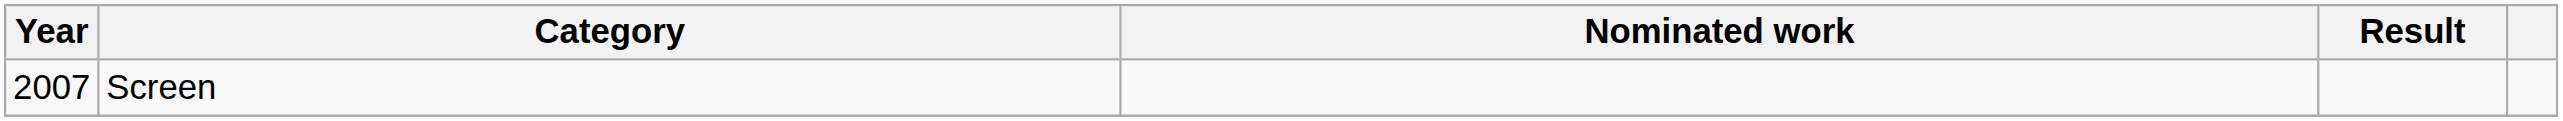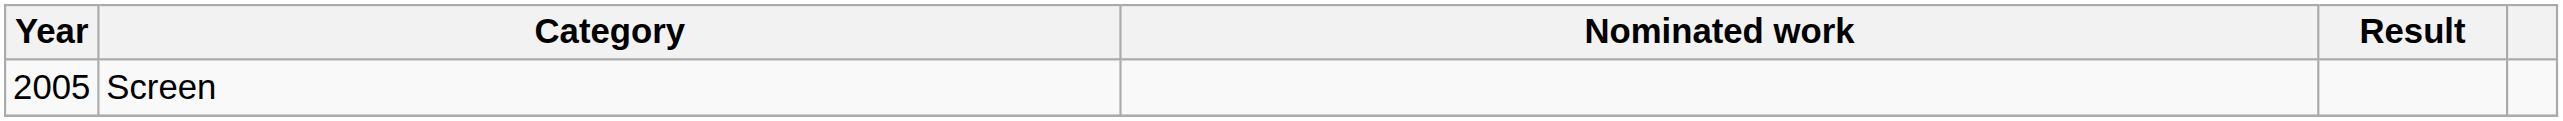(52, 87) 2007 -> (52, 87) 2005
